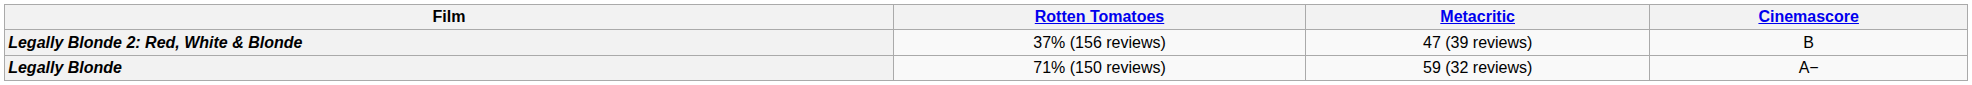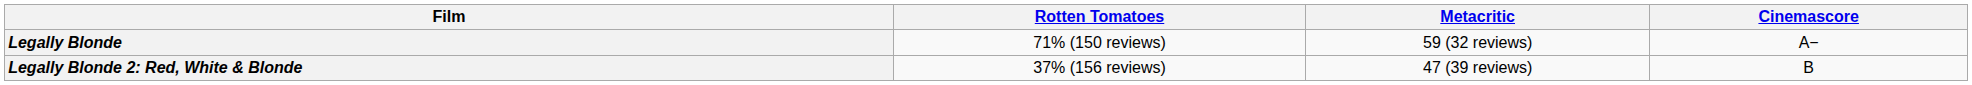rows swapped: (65, 67) <-> (155, 42)
